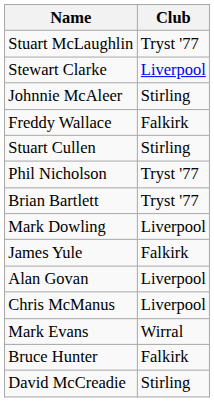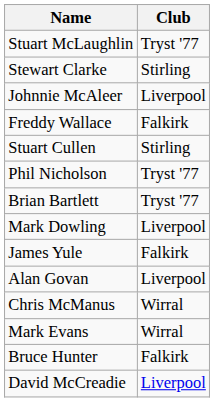(173, 69) Liverpool -> (166, 69) Stirling
(166, 95) Stirling -> (173, 95) Liverpool
(173, 305) Liverpool -> (162, 305) Wirral
(166, 383) Stirling -> (173, 383) Liverpool
